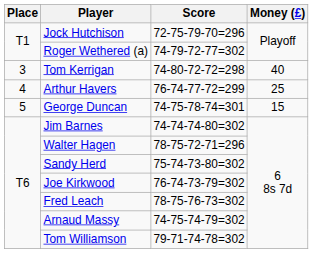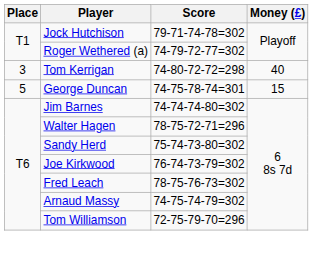(199, 32) 72-75-79-70=296 -> (199, 32) 79-71-74-78=302
- row: (80, 88)
(199, 239) 79-71-74-78=302 -> (199, 220) 72-75-79-70=296
